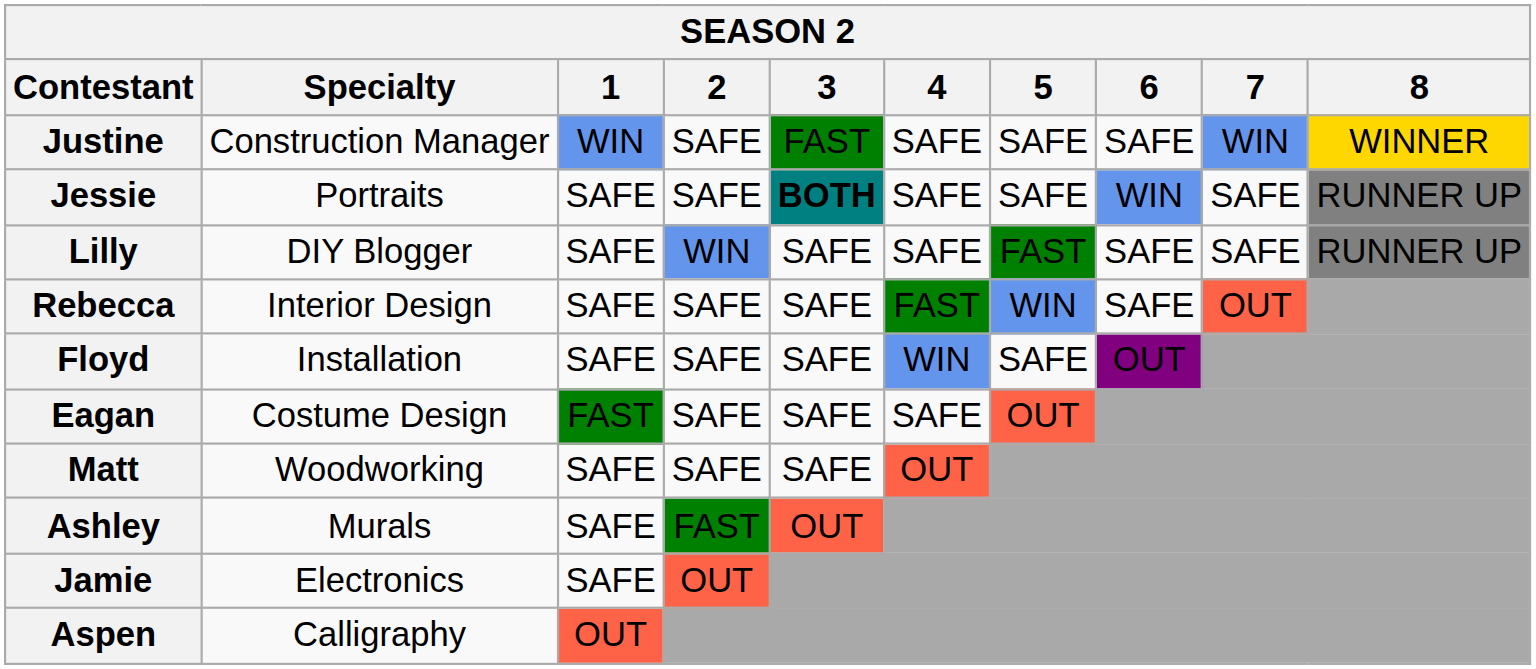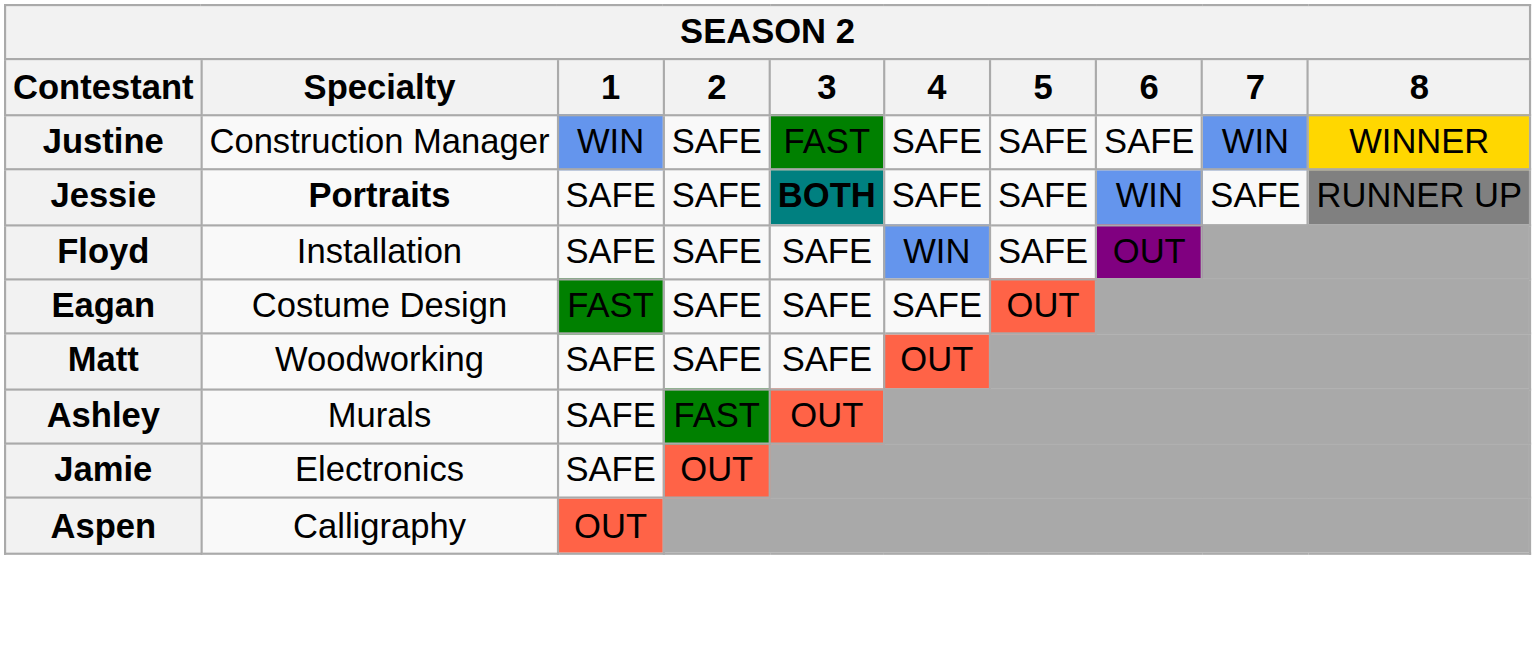(379, 196) normal -> (379, 196) bold
- row: (103, 251)
- row: (103, 305)
